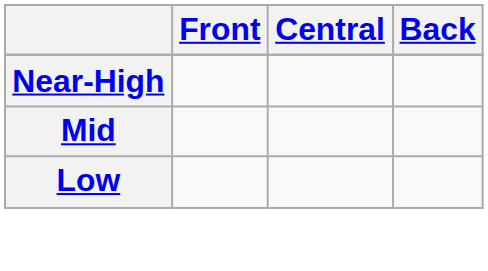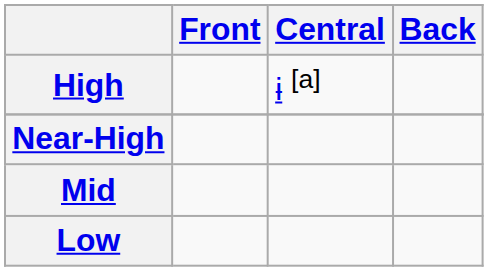+ row: (88, 84)
